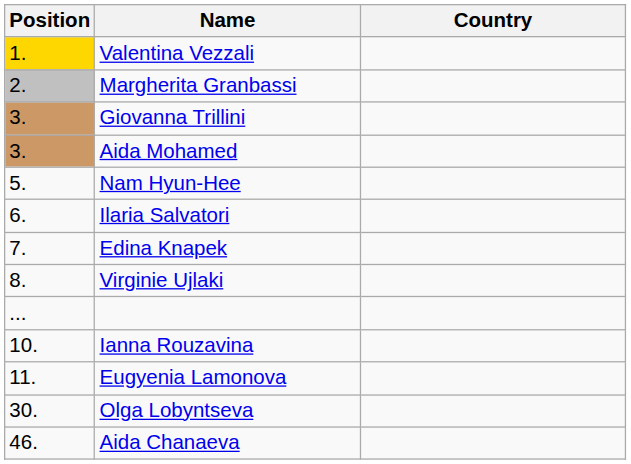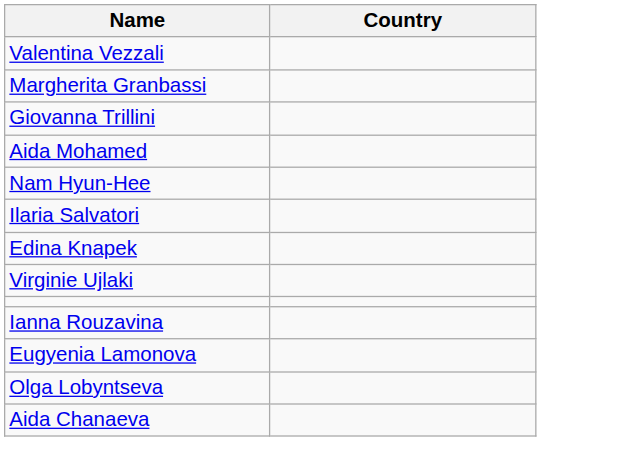- column: (50, 20)
